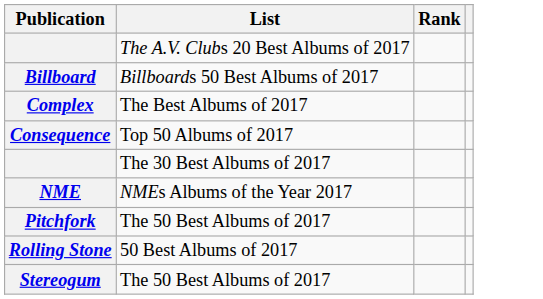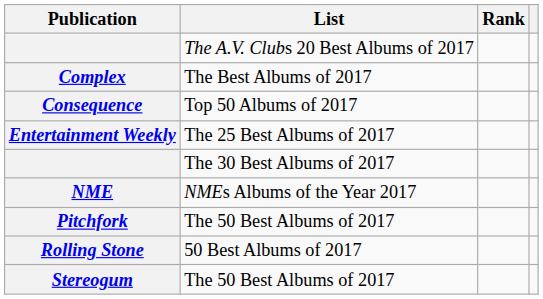- row: (60, 76)
+ row: (92, 134)
